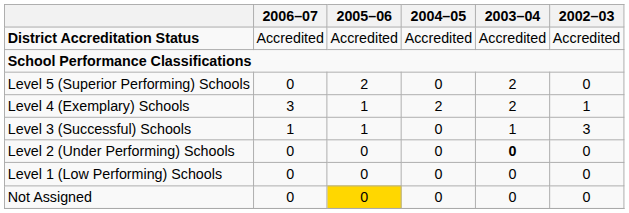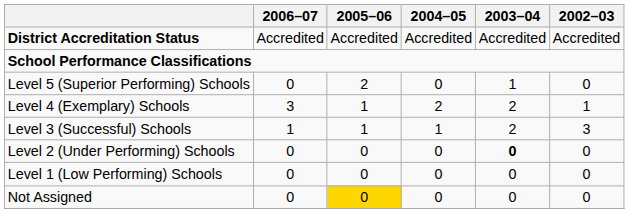(512, 84) 2 -> (512, 84) 1
(438, 129) 0 -> (438, 129) 1
(512, 129) 1 -> (512, 129) 2
